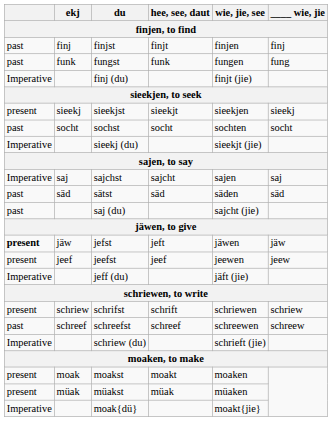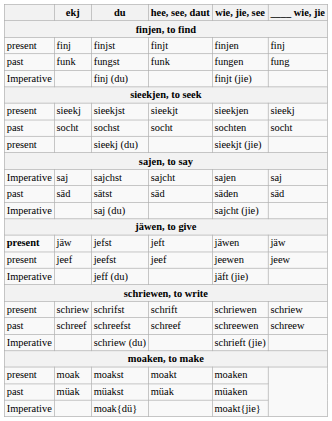(15, 45) past -> (22, 45) present
(29, 144) Imperative -> (22, 144) present
(15, 210) past -> (29, 210) Imperative
(22, 392) present -> (15, 392) past
